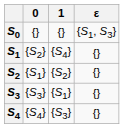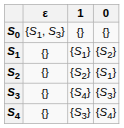columns swapped: (36, 13) <-> (96, 13)
(61, 53) {S4} -> (80, 53) {S1}
(61, 93) {S1} -> (80, 93) {S4}
